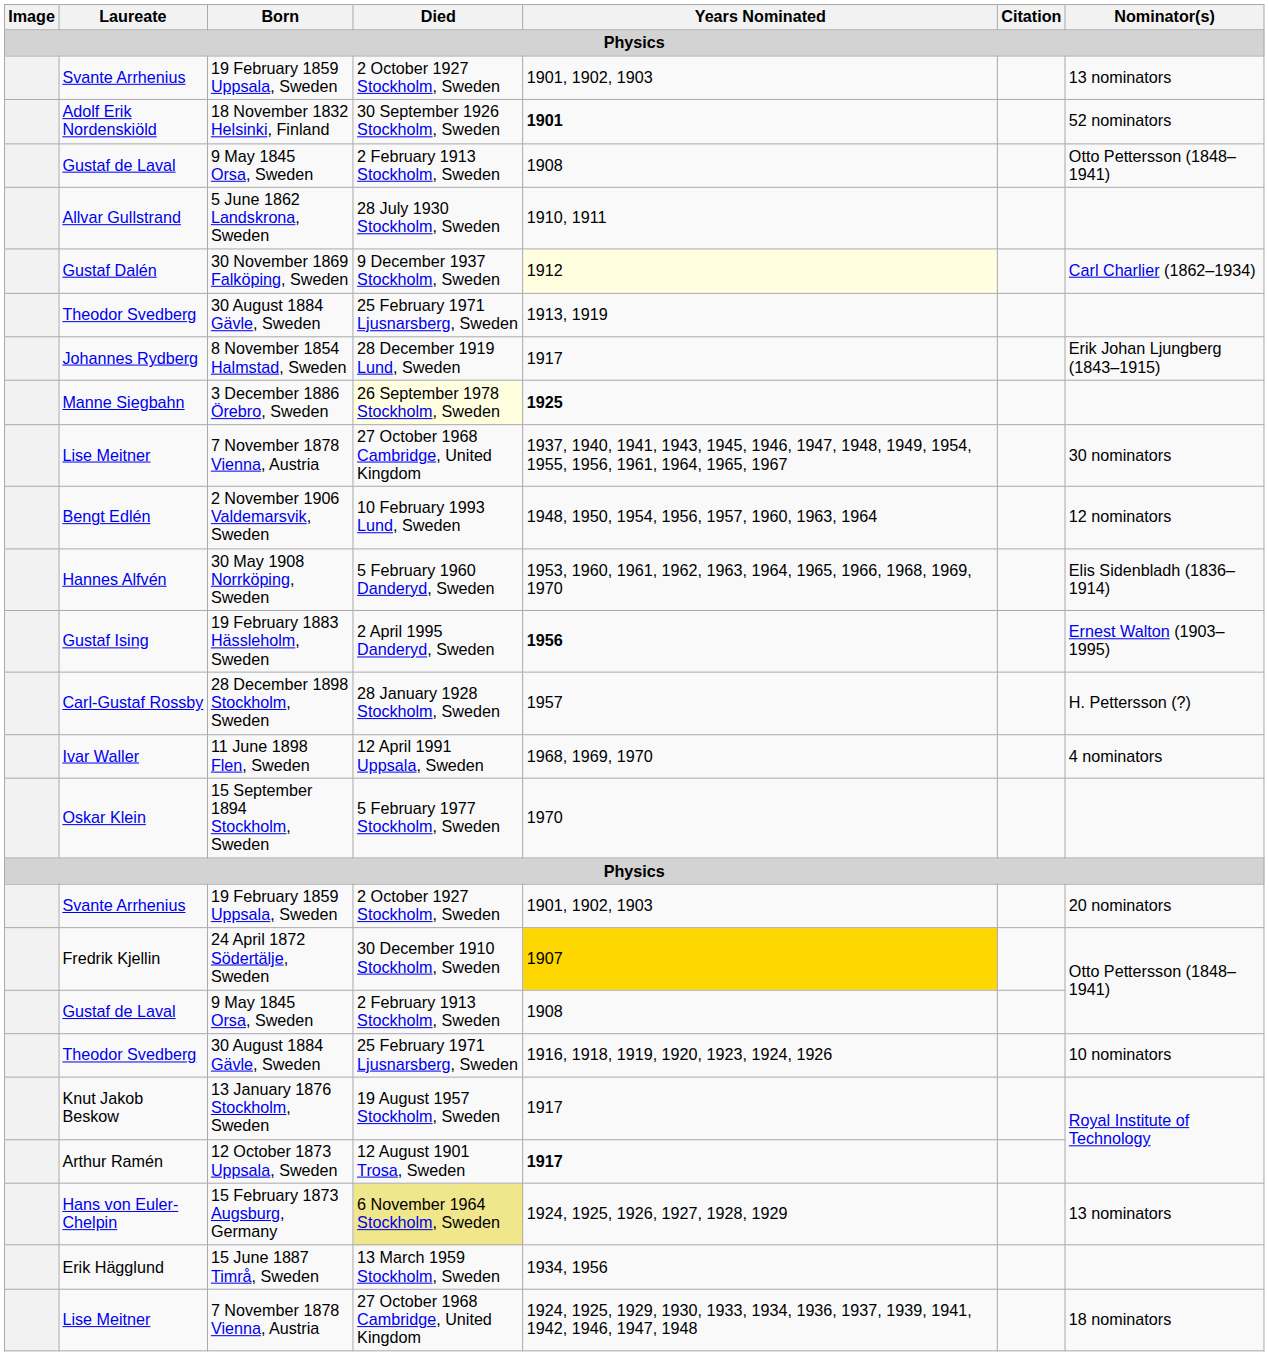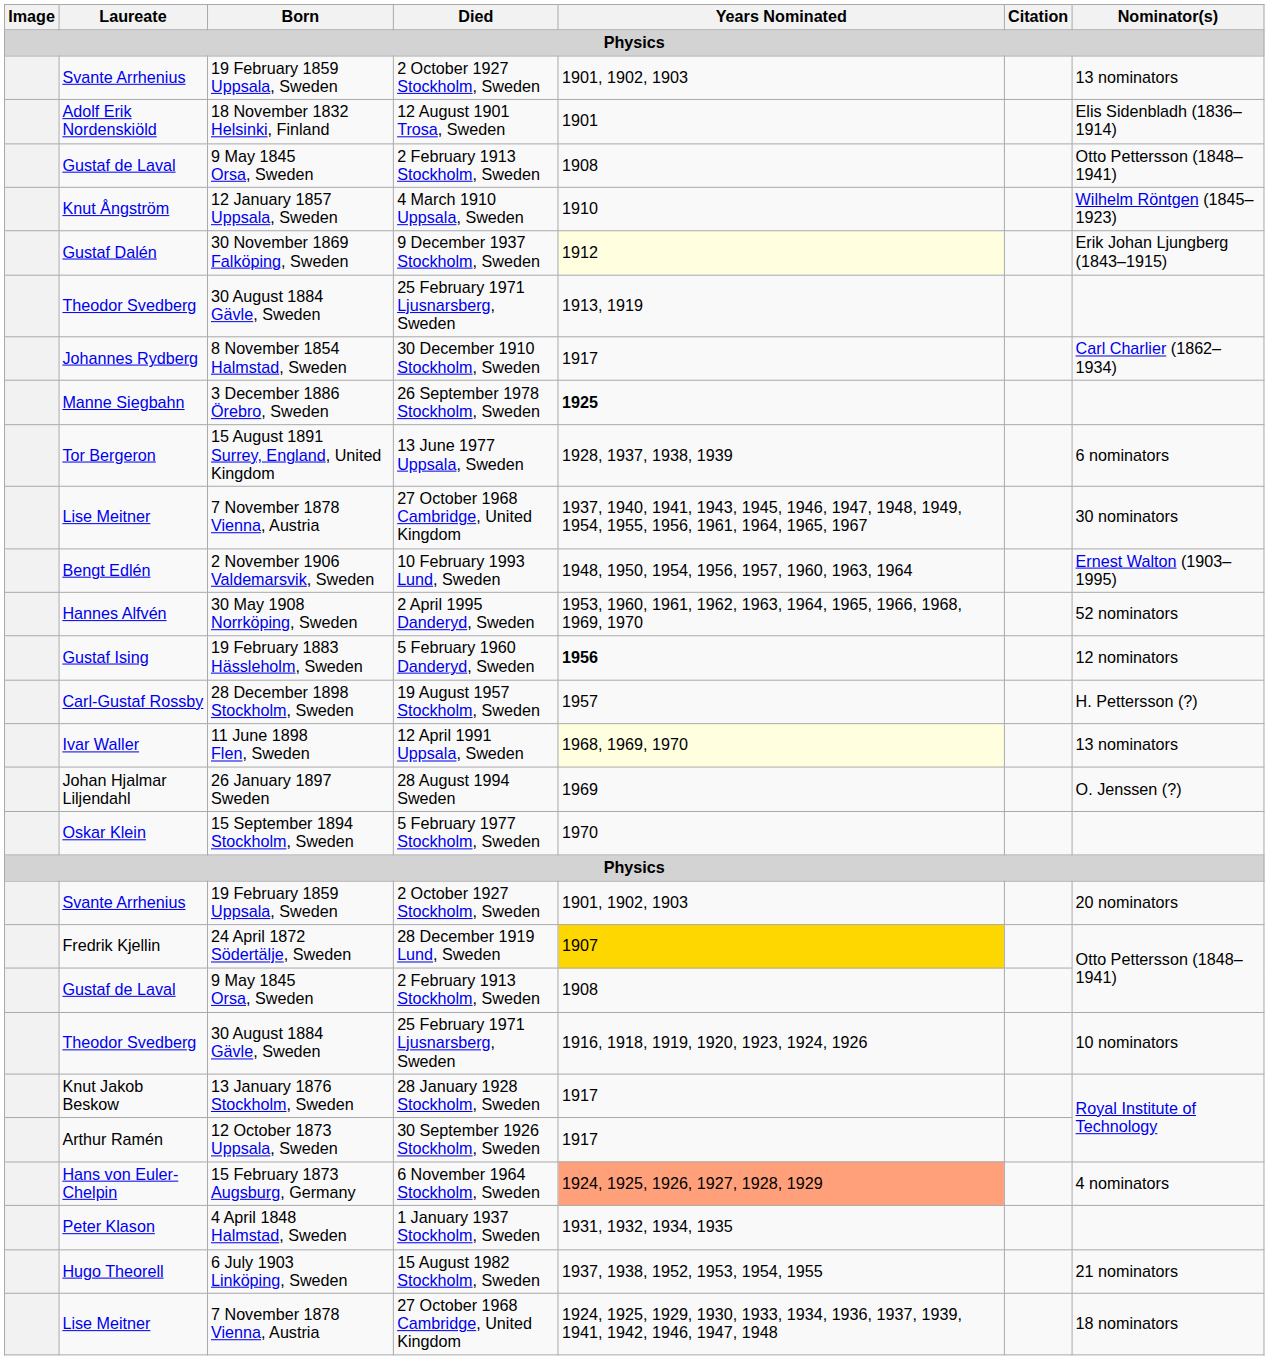(429, 121) 30 September 1926 Stockholm, Sweden -> (453, 121) 12 August 1901 Trosa, Sweden
(545, 121) bold -> (580, 121) normal
(1120, 121) 52 nominators -> (1159, 121) Elis Sidenbladh (1836–1914)
+ row: (116, 209)
- row: (122, 218)
(1162, 271) Carl Charlier (1862–1934) -> (1152, 252) Erik Johan Ljungberg (1843–1915)
(426, 358) 28 December 1919 Lund, Sweden -> (469, 358) 30 December 1910 Stockholm, Sweden
(1145, 358) Erik Johan Ljungberg (1843–1915) -> (1148, 358) Carl Charlier (1862–1934)
(429, 402) lightyellow background -> (469, 402) no background
+ row: (109, 455)
(1120, 517) 12 nominators -> (1153, 570) Ernest Walton (1903–1995)
(426, 579) 5 February 1960 Danderyd, Sweden -> (466, 614) 2 April 1995 Danderyd, Sweden
(1152, 579) Elis Sidenbladh (1836–1914) -> (1127, 614) 52 nominators
(426, 641) 2 April 1995 Danderyd, Sweden -> (466, 657) 5 February 1960 Danderyd, Sweden
(1147, 641) Ernest Walton (1903–1995) -> (1127, 657) 12 nominators
(429, 703) 28 January 1928 Stockholm, Sweden -> (469, 701) 19 August 1957 Stockholm, Sweden
(590, 756) no background -> (625, 745) lightyellow background
(1116, 756) 4 nominators -> (1127, 745) 13 nominators
+ row: (114, 789)
(429, 958) 30 December 1910 Stockholm, Sweden -> (466, 946) 28 December 1919 Lund, Sweden
(429, 1108) 19 August 1957 Stockholm, Sweden -> (469, 1095) 28 January 1928 Stockholm, Sweden
(413, 1161) 12 August 1901 Trosa, Sweden -> (469, 1139) 30 September 1926 Stockholm, Sweden
(545, 1161) bold -> (580, 1139) normal
(429, 1214) khaki background -> (469, 1183) no background
(657, 1214) no background -> (692, 1183) lightsalmon background
(1120, 1214) 13 nominators -> (1122, 1183) 4 nominators
+ row: (109, 1227)
- row: (113, 1267)
+ row: (113, 1271)
